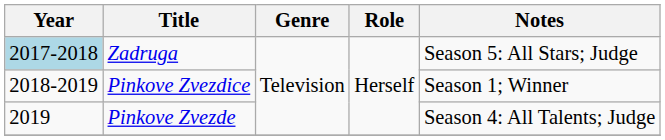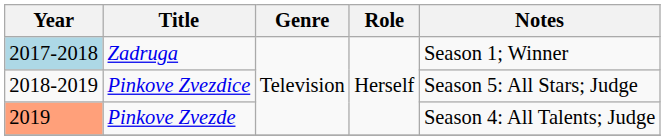(531, 53) Season 5: All Stars; Judge -> (496, 53) Season 1; Winner
(496, 85) Season 1; Winner -> (531, 85) Season 5: All Stars; Judge
(30, 118) no background -> (30, 118) lightsalmon background
